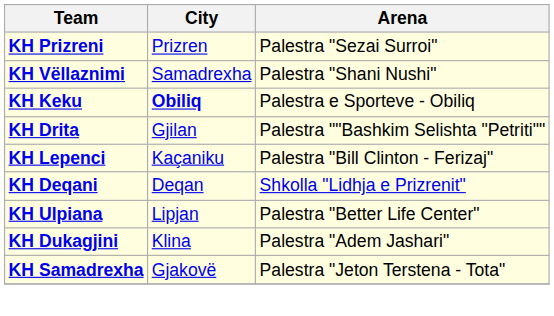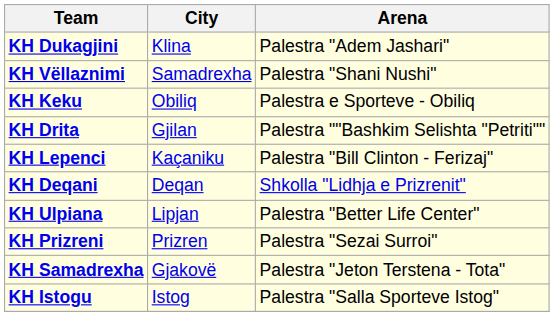rows swapped: (63, 241) <-> (56, 46)
(177, 102) bold -> (174, 102) normal
+ row: (50, 297)
